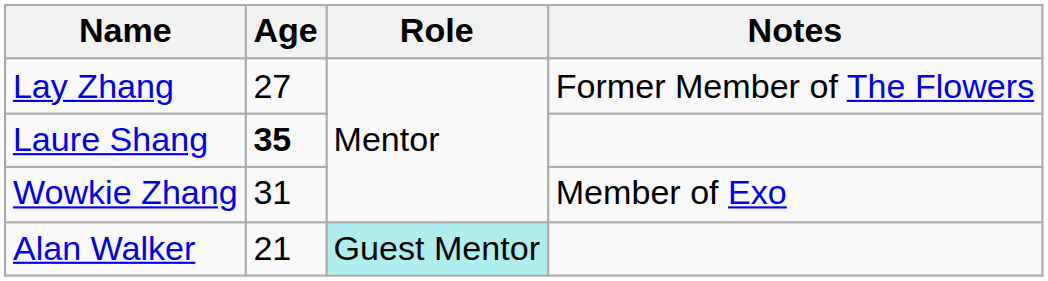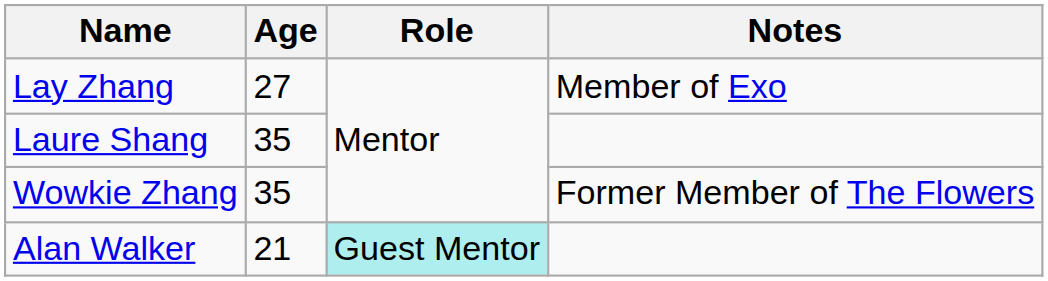(795, 85) Former Member of The Flowers -> (671, 85) Member of Exo
(272, 139) bold -> (272, 139) normal
(272, 193) 31 -> (272, 193) 35
(671, 193) Member of Exo -> (795, 193) Former Member of The Flowers
